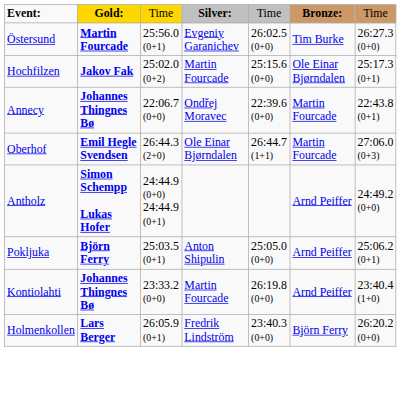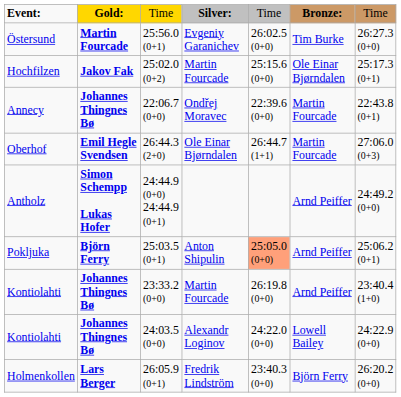(269, 253) no background -> (269, 253) lightsalmon background
+ row: (161, 337)
